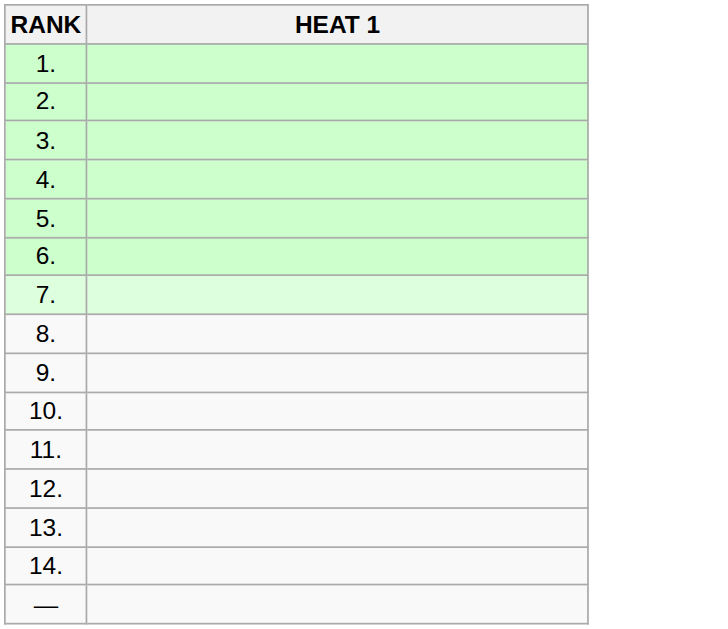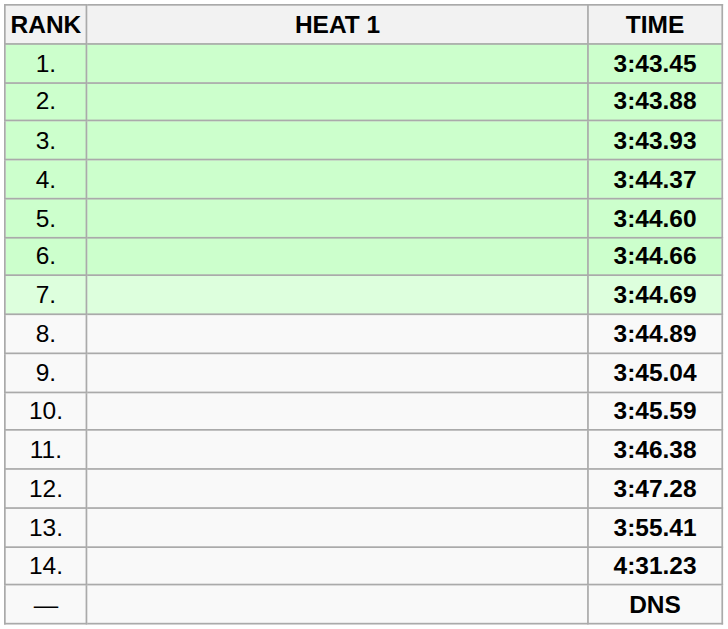+ column: (655, 25)
